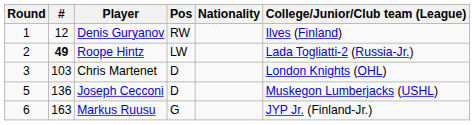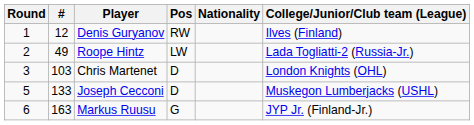(61, 52) bold -> (61, 52) normal
(61, 91) 136 -> (61, 91) 133
